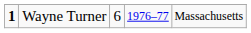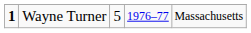(117, 16) 6 -> (117, 16) 5
